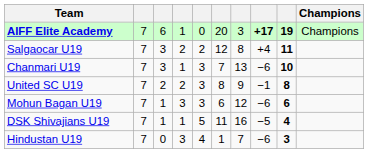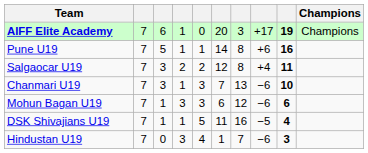(264, 31) bold -> (264, 31) normal
+ row: (32, 49)
- row: (45, 85)
